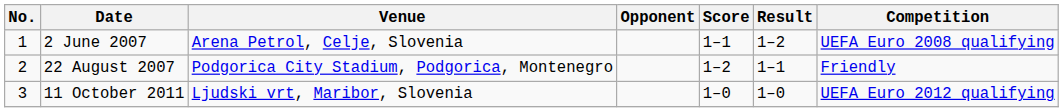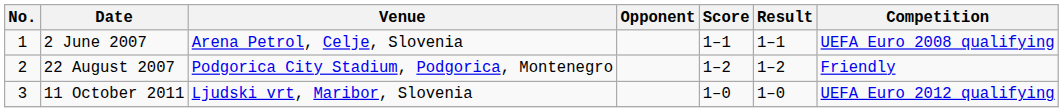(771, 43) 1–2 -> (771, 43) 1–1
(771, 68) 1–1 -> (771, 68) 1–2
